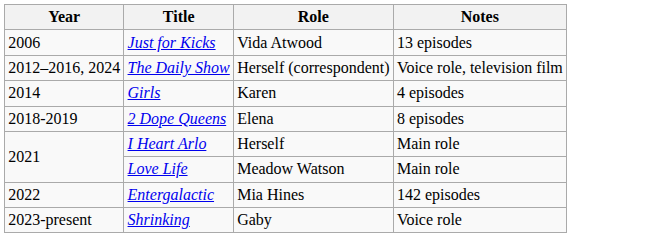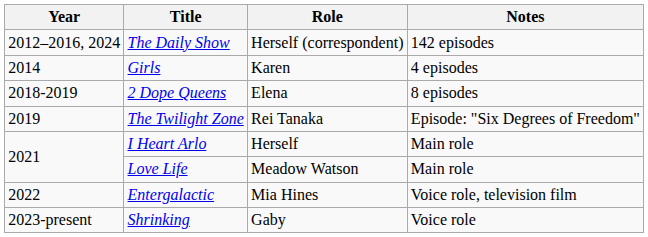- row: (172, 42)
(480, 67) Voice role, television film -> (452, 42) 142 episodes
+ row: (186, 118)
(438, 194) 142 episodes -> (494, 194) Voice role, television film
